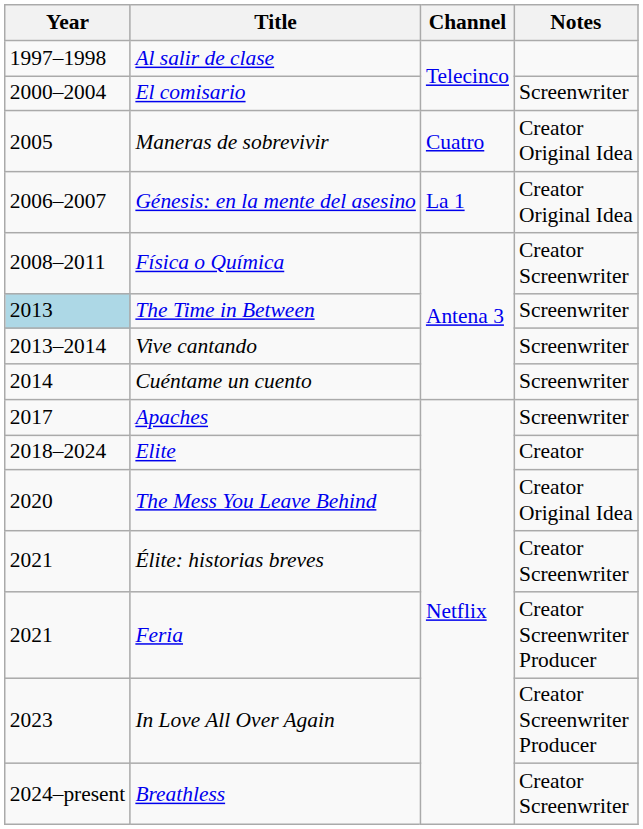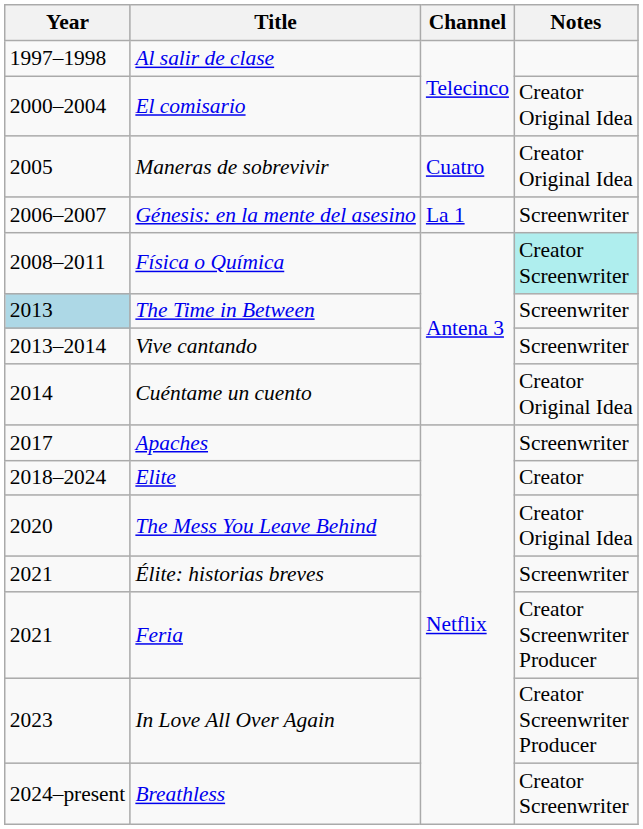(574, 93) Screenwriter -> (576, 106) Creator Original Idea
(576, 202) Creator Original Idea -> (574, 214) Screenwriter
(574, 262) no background -> (574, 262) paleturquoise background
(574, 381) Screenwriter -> (576, 394) Creator Original Idea
(574, 561) Creator Screenwriter -> (574, 573) Screenwriter
